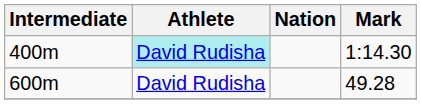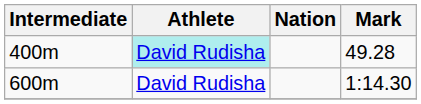(378, 51) 1:14.30 -> (370, 51) 49.28
(370, 83) 49.28 -> (378, 83) 1:14.30
